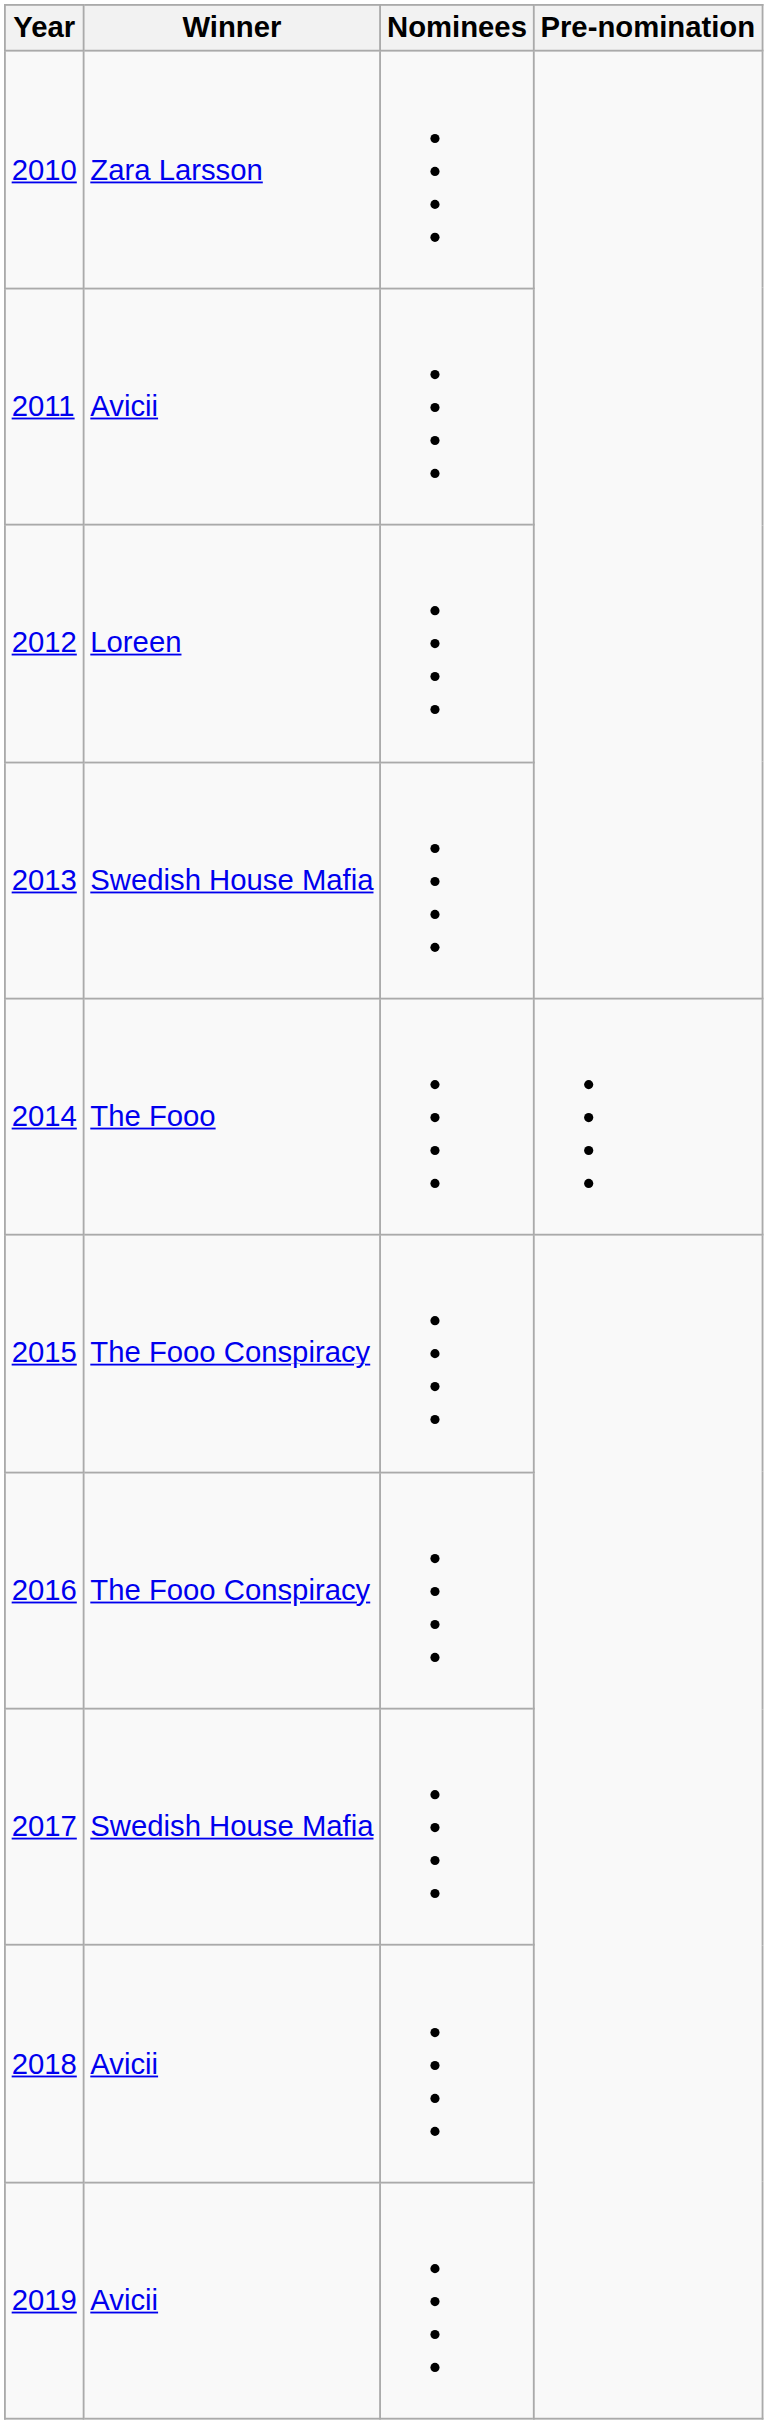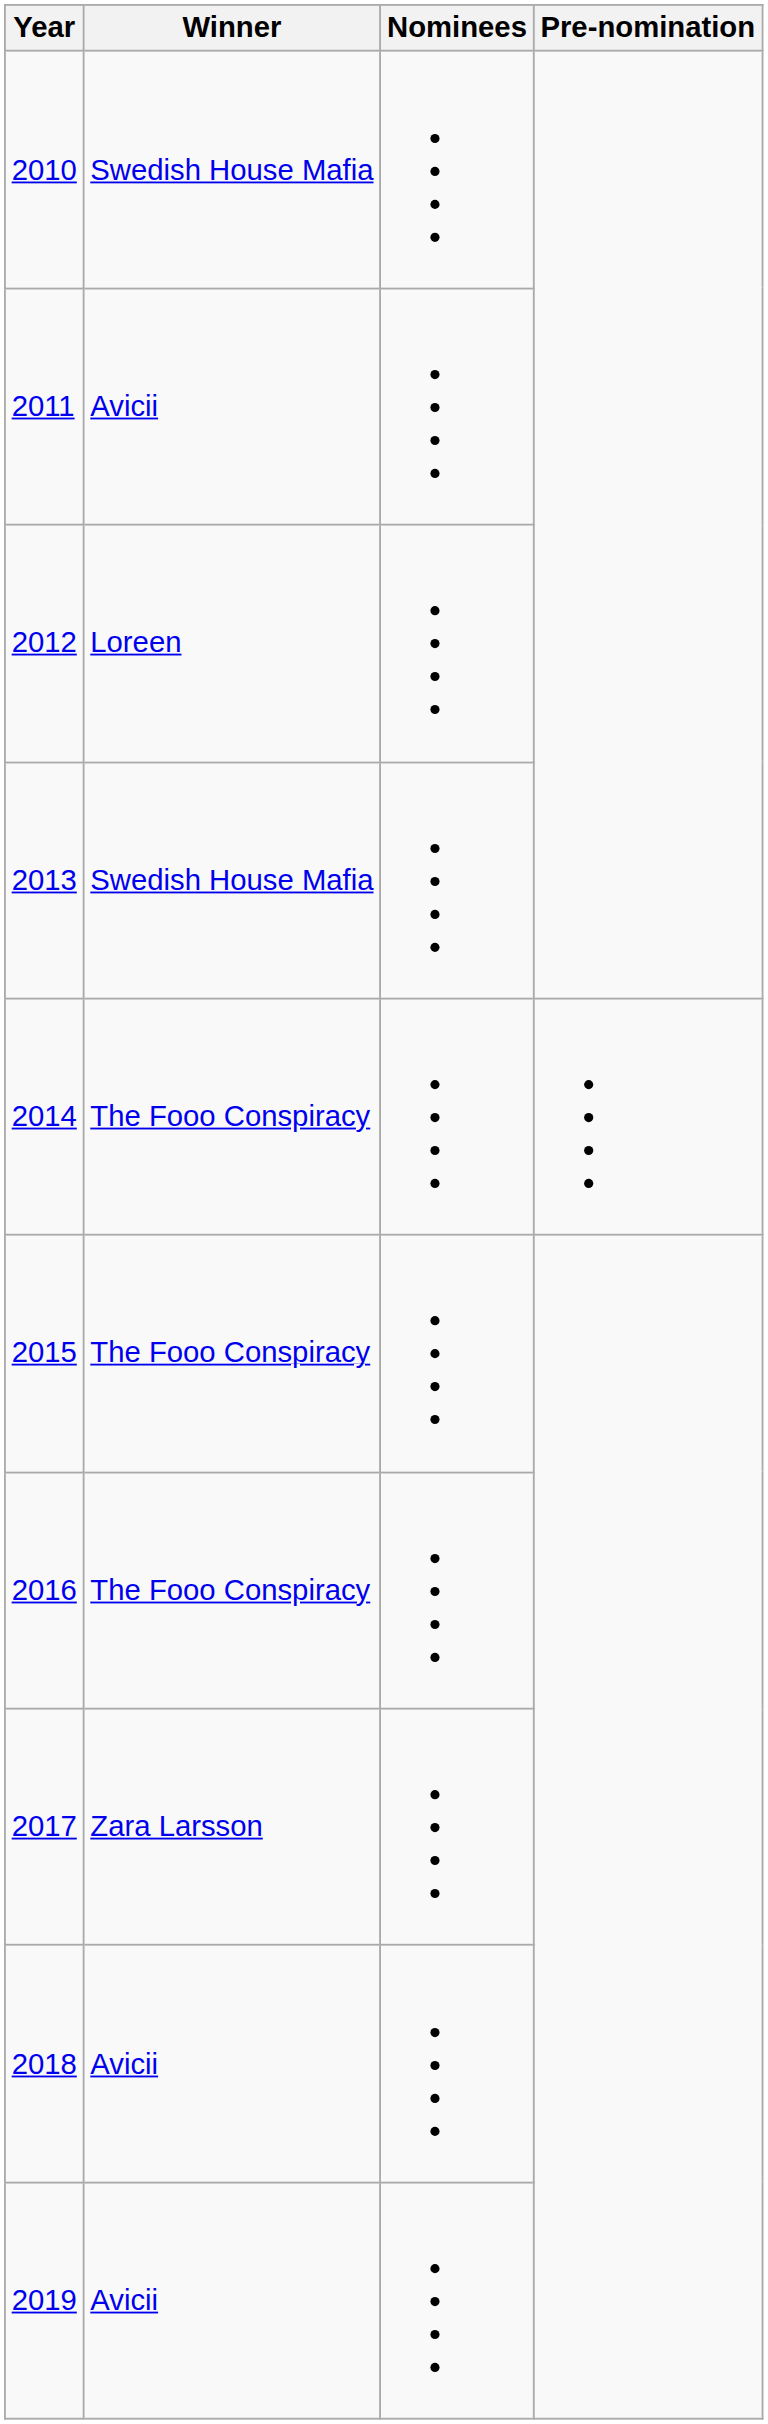(177, 169) Zara Larsson -> (232, 169) Swedish House Mafia
(153, 1116) The Fooo -> (230, 1116) The Fooo Conspiracy
(232, 1826) Swedish House Mafia -> (177, 1826) Zara Larsson
